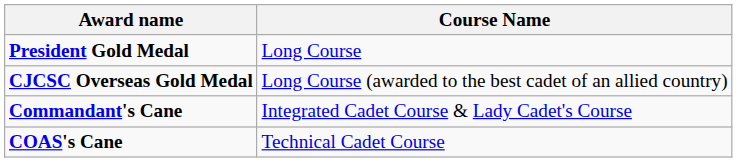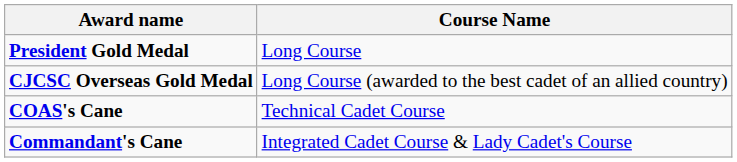rows swapped: (66, 141) <-> (96, 111)
